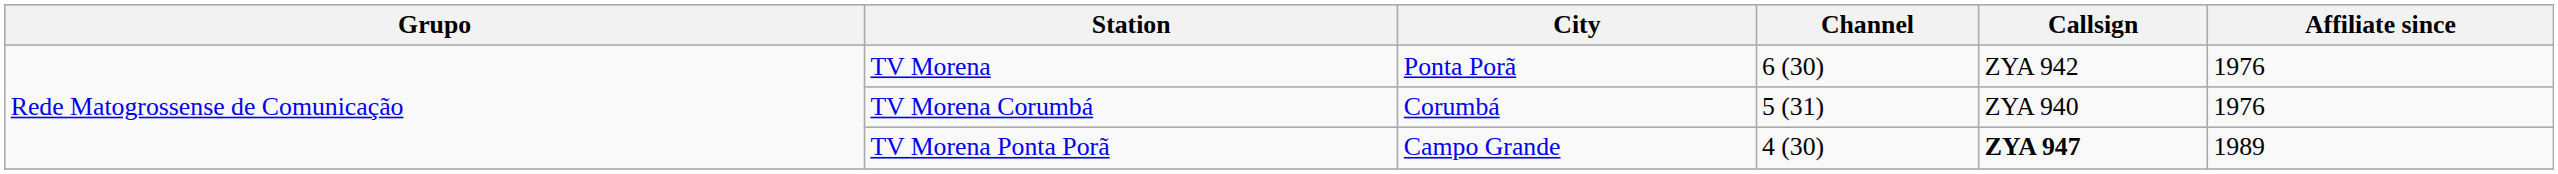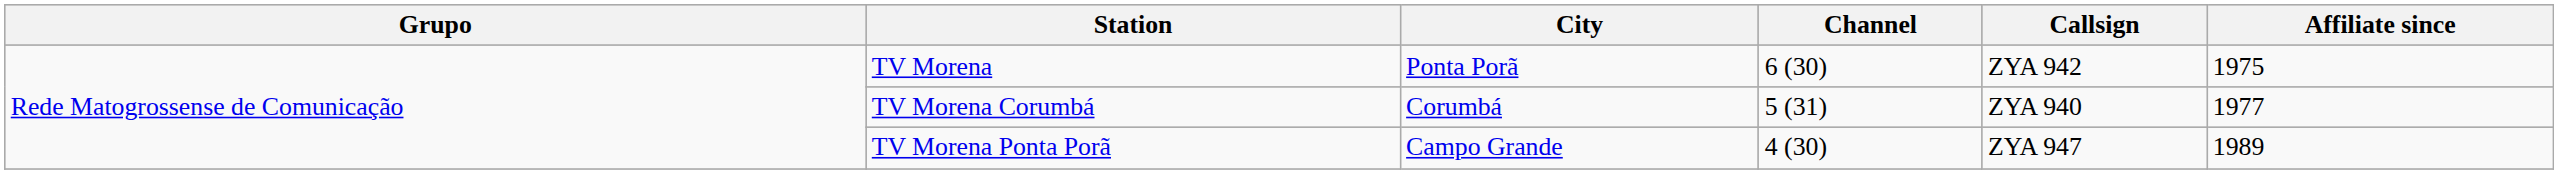(2239, 65) 1976 -> (2239, 65) 1975
(2239, 106) 1976 -> (2239, 106) 1977
(2033, 147) bold -> (2035, 147) normal
